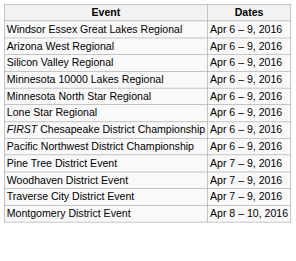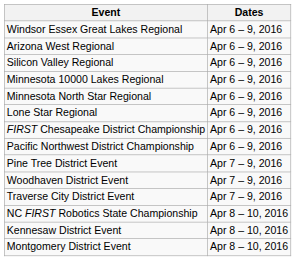+ row: (102, 213)
+ row: (64, 230)
